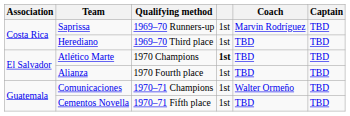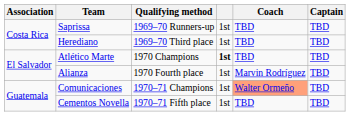(270, 27) Marvin Rodríguez -> (244, 27) TBD
(244, 73) TBD -> (270, 73) Marvin Rodríguez
(264, 88) no background -> (264, 88) lightsalmon background
